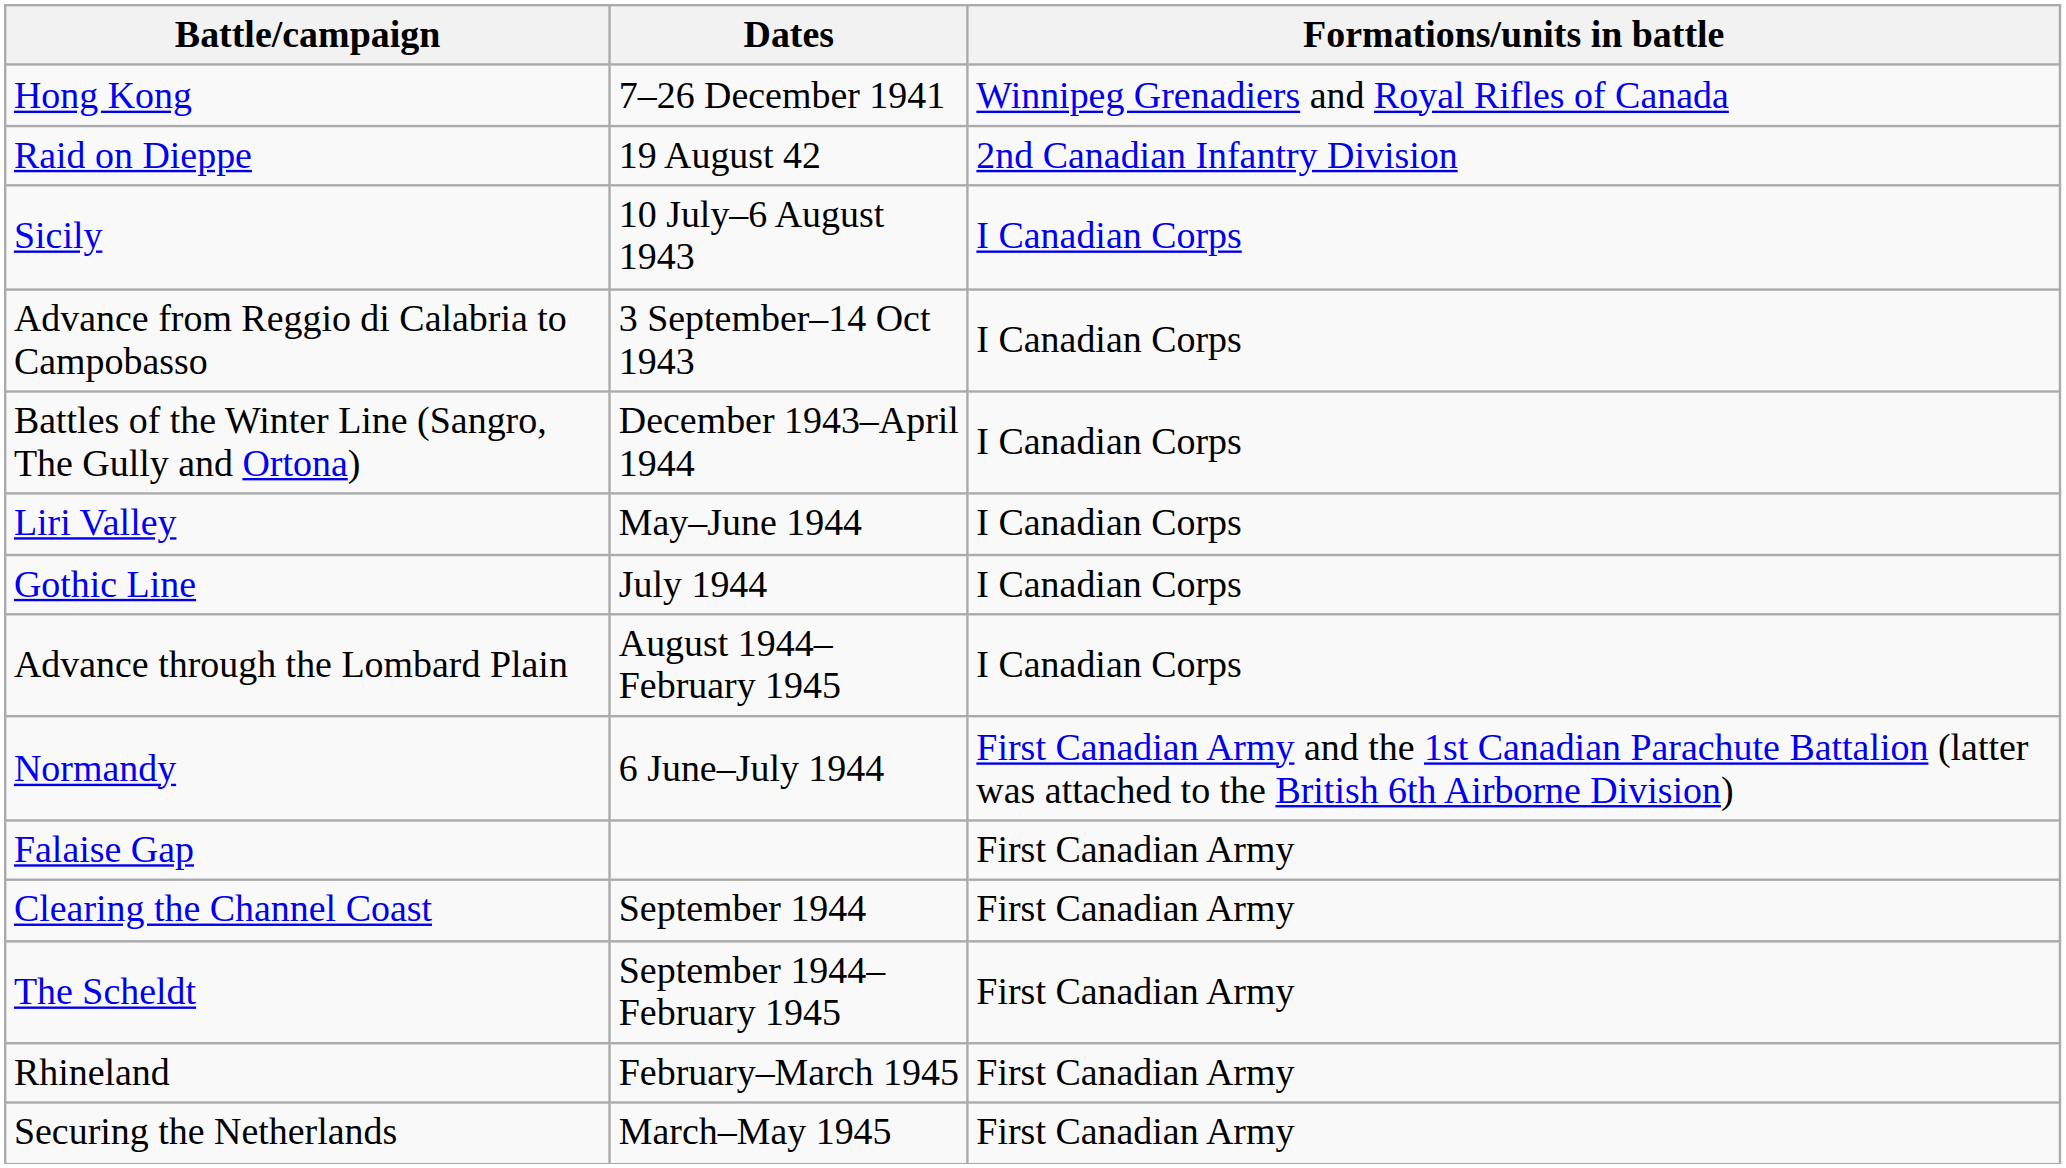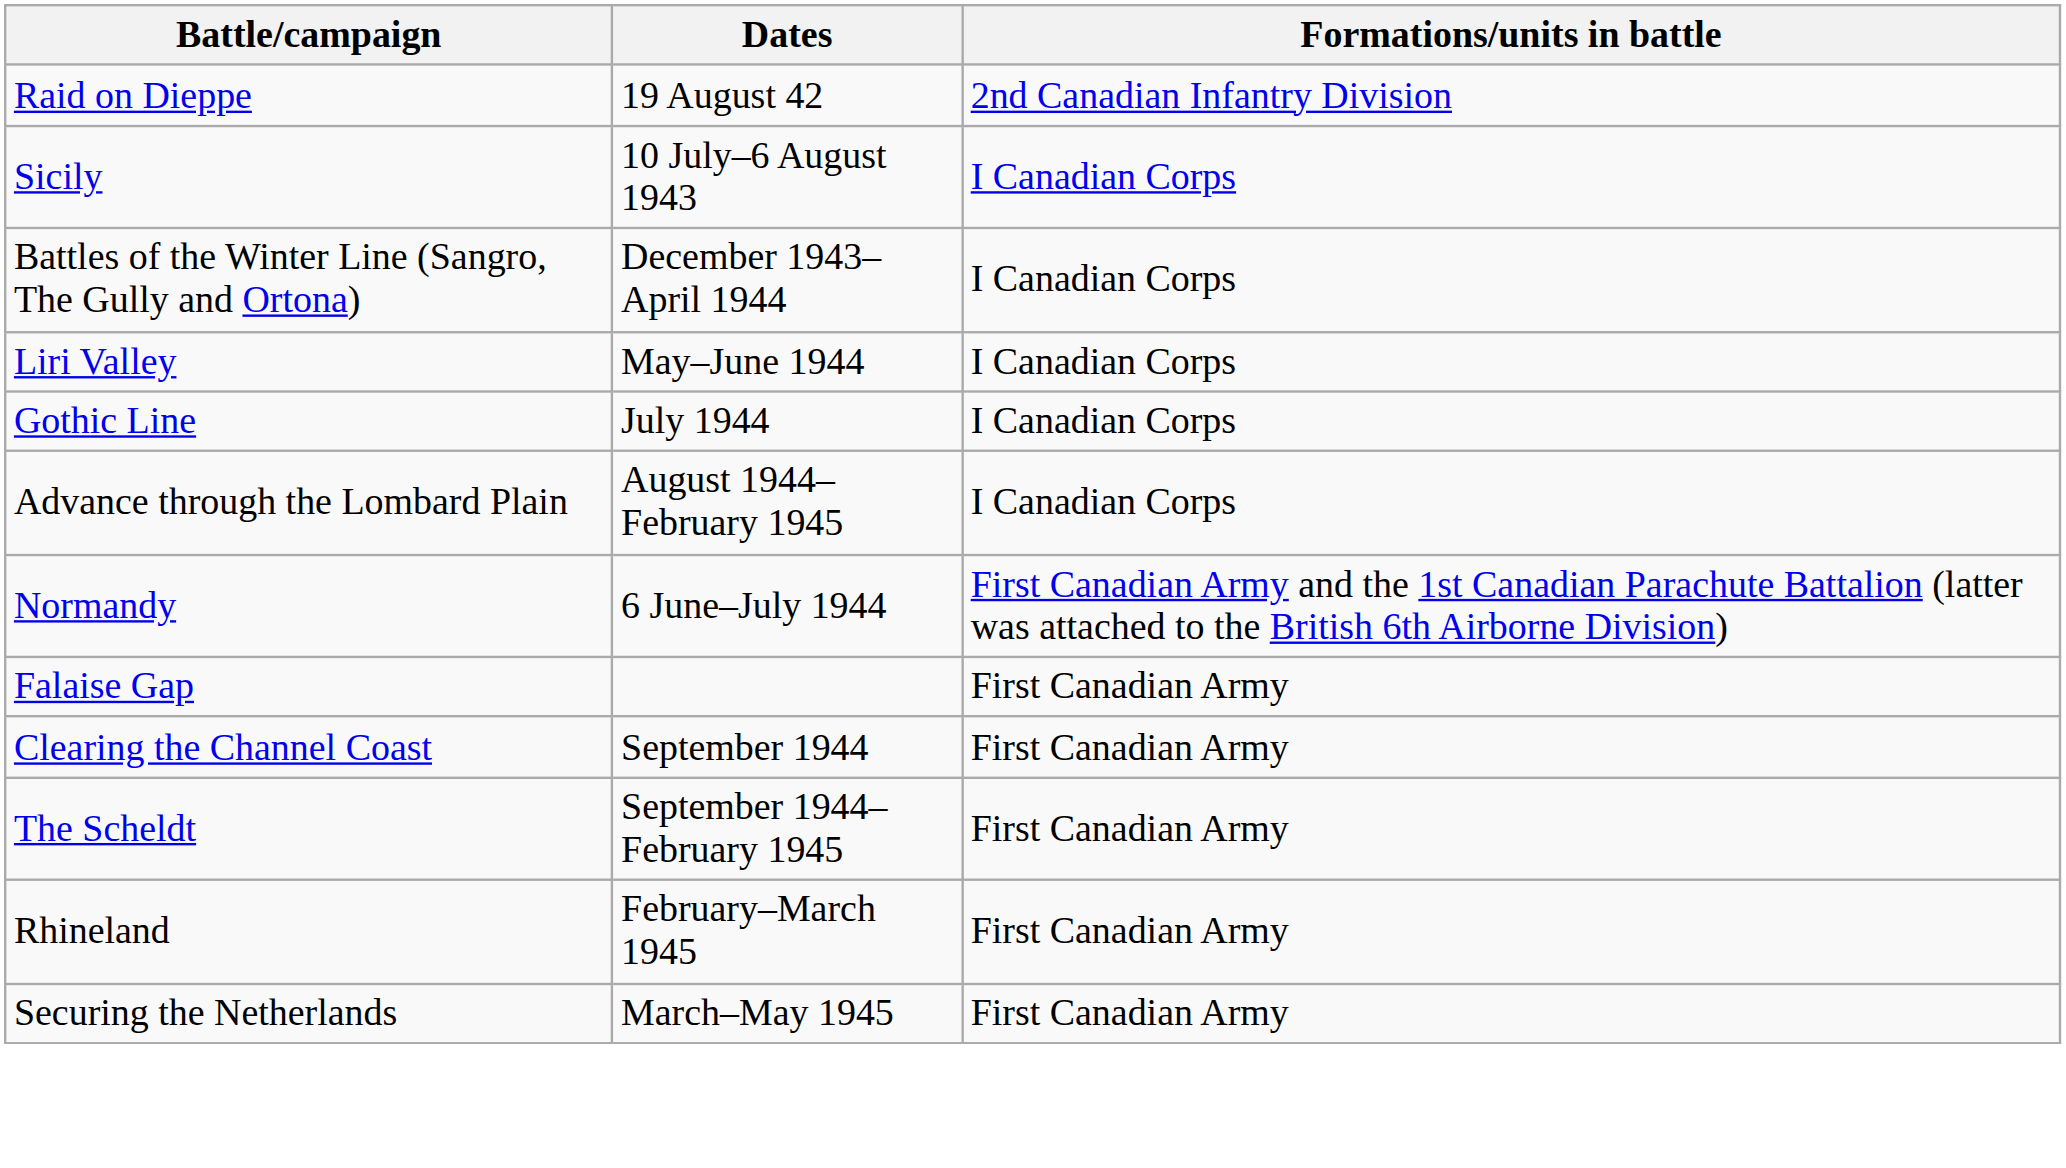- row: (103, 94)
- row: (290, 339)
